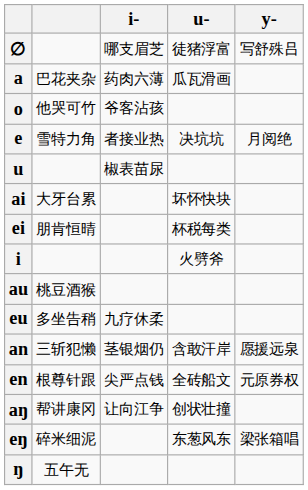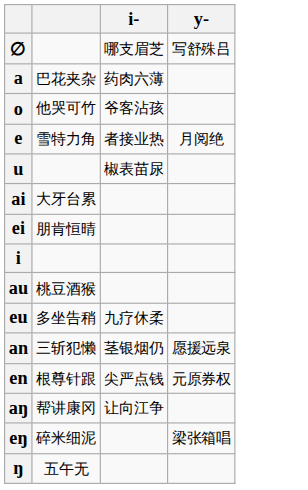- column: (201, 18)
